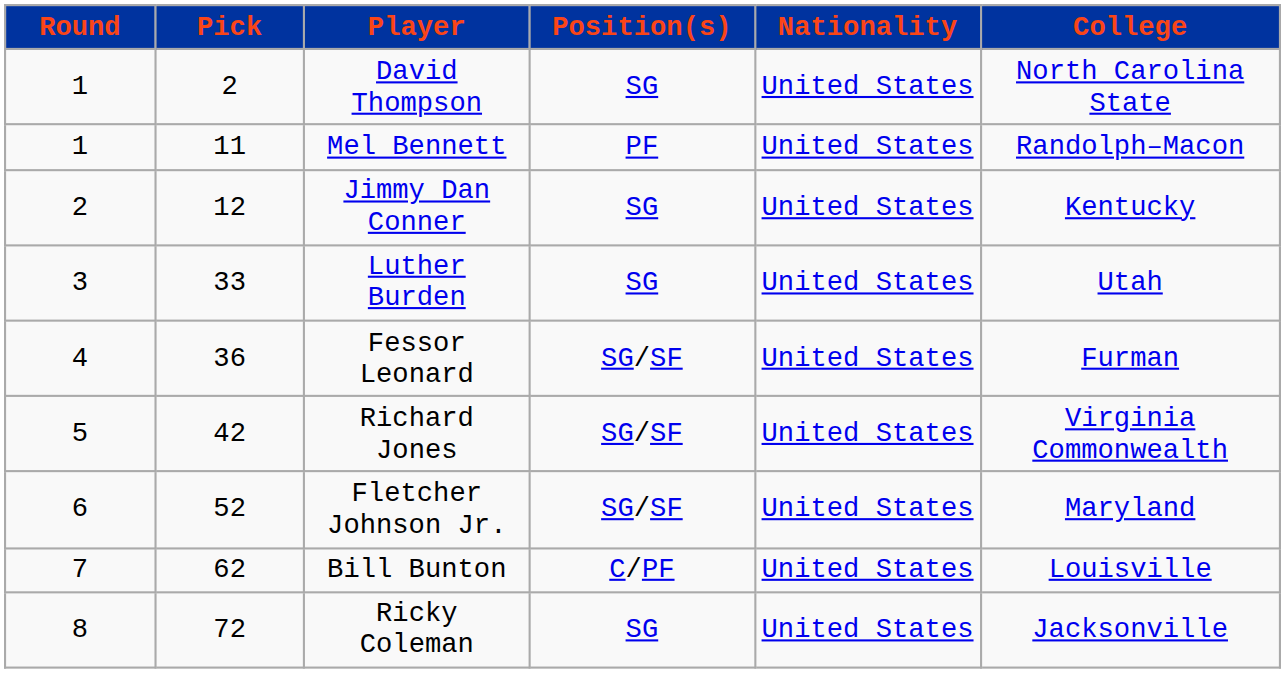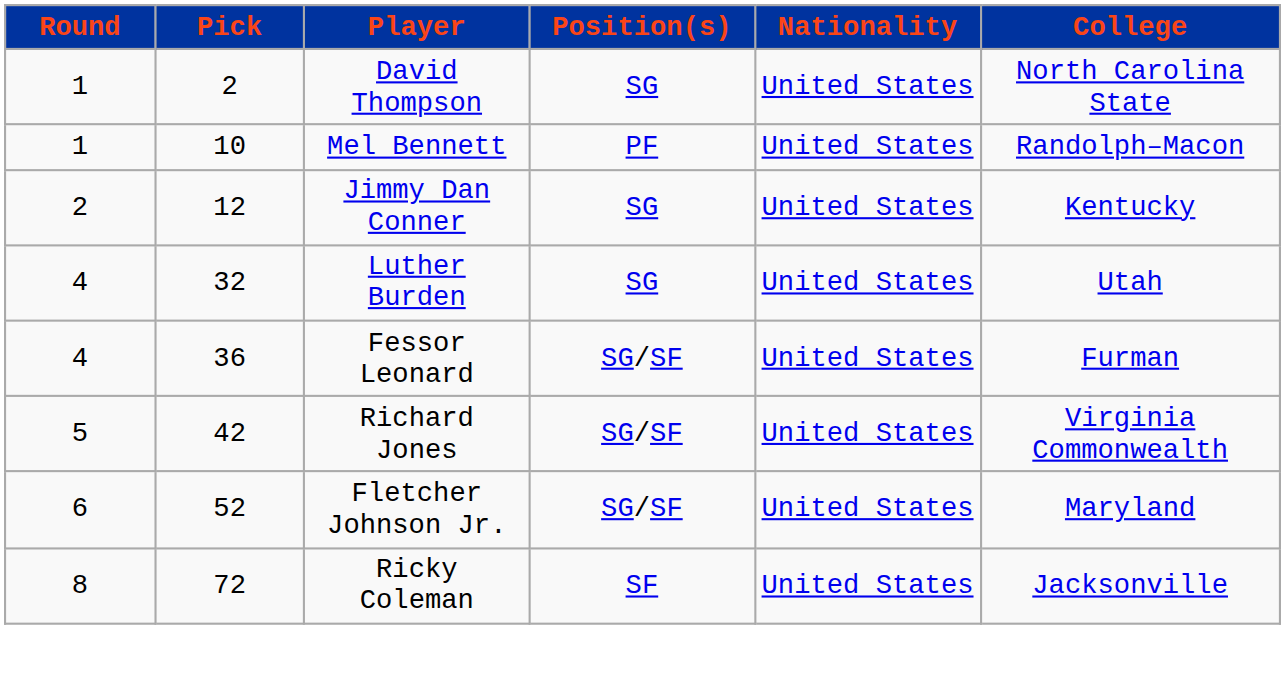(230, 147) 11 -> (230, 147) 10
(80, 283) 3 -> (80, 283) 4
(230, 283) 33 -> (230, 283) 32
- row: (417, 570)
(642, 629) SG -> (642, 585) SF
